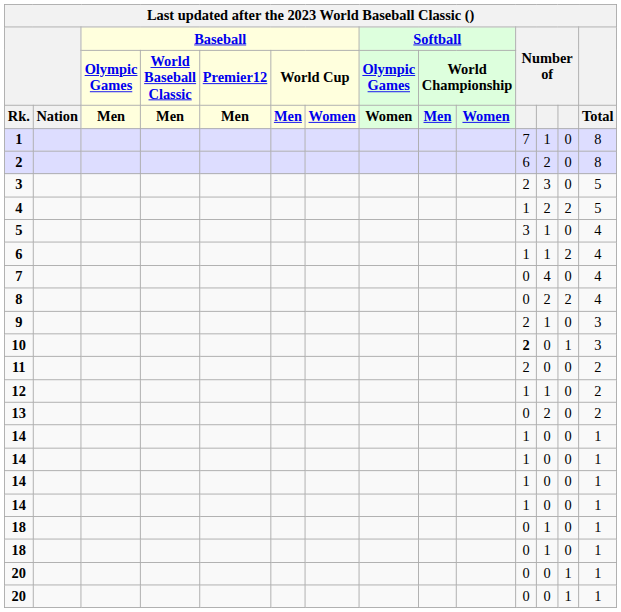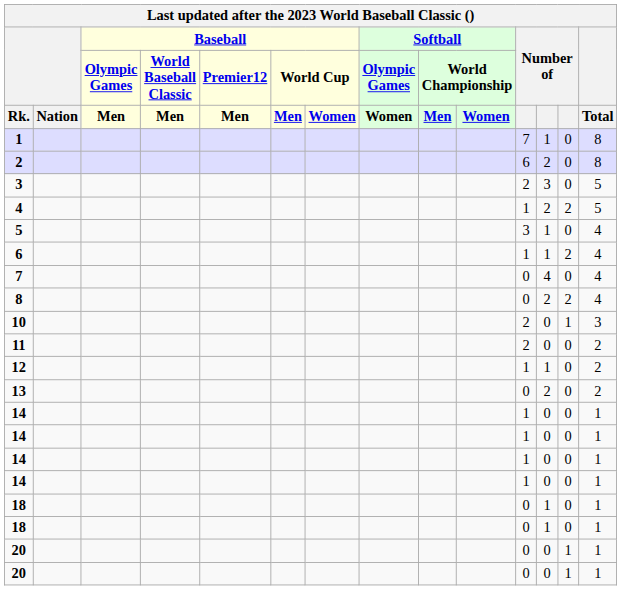- row: (19, 322)
(526, 345) bold -> (526, 322) normal
